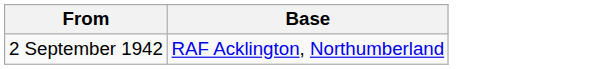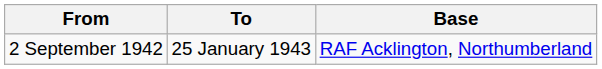+ column: (241, 19)
